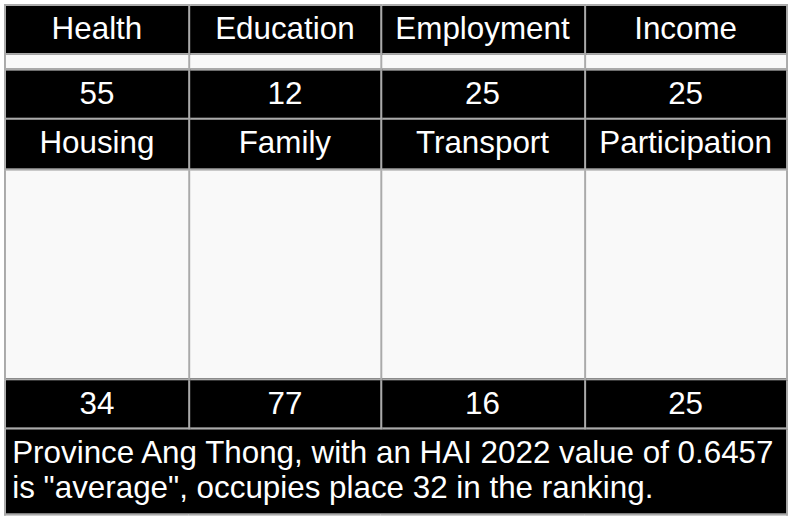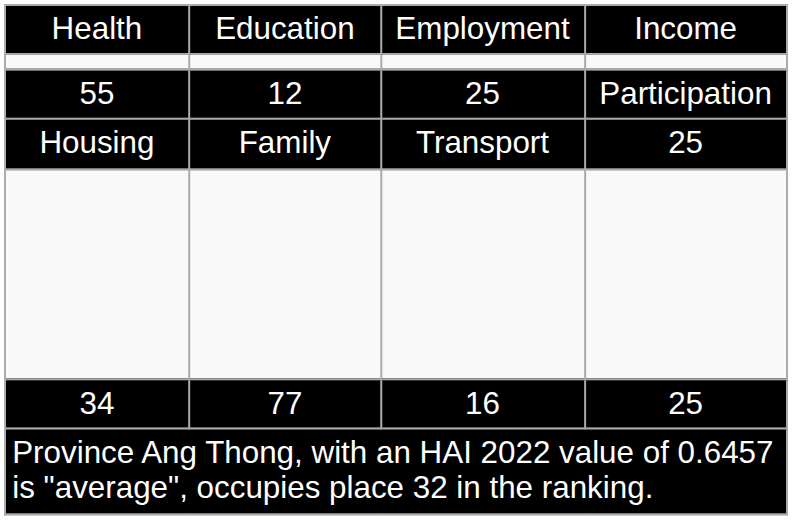(686, 93) 25 -> (686, 93) Participation
(686, 143) Participation -> (686, 143) 25
